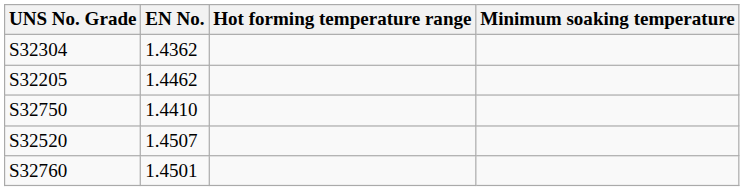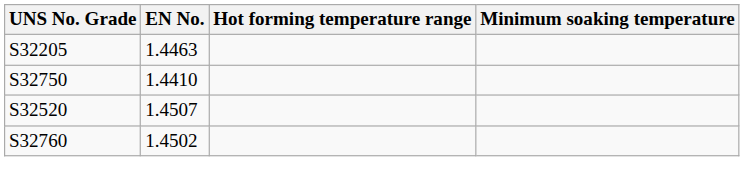- row: (38, 49)
(171, 79) 1.4462 -> (171, 49) 1.4463
(171, 170) 1.4501 -> (171, 140) 1.4502
